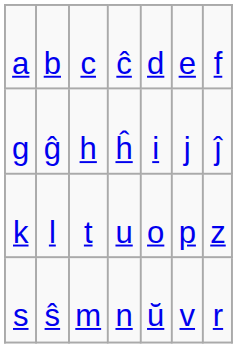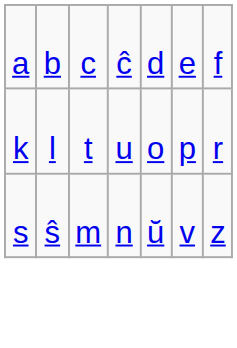- row: (21, 148)
(218, 232) z -> (218, 148) r
(218, 316) r -> (218, 232) z
